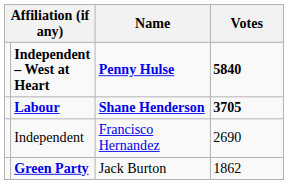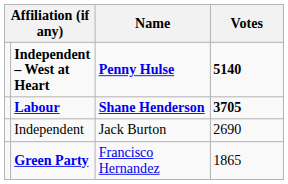(227, 69) 5840 -> (227, 69) 5140
(129, 138) Francisco Hernandez -> (132, 130) Jack Burton
(132, 168) Jack Burton -> (129, 160) Francisco Hernandez
(227, 168) 1862 -> (227, 160) 1865
